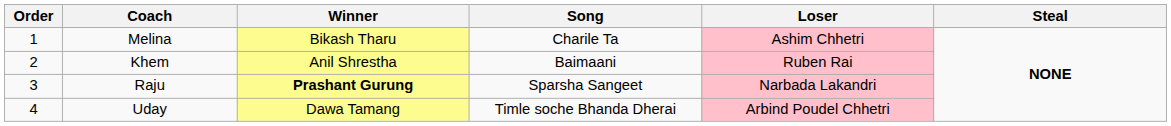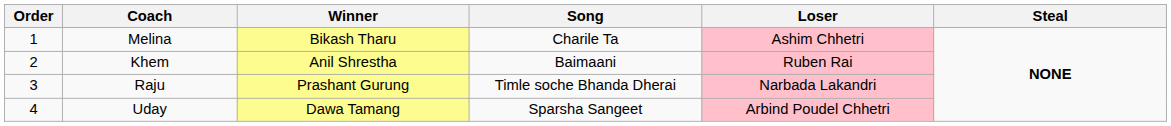(353, 86) bold -> (353, 86) normal
(585, 86) Sparsha Sangeet -> (585, 86) Timle soche Bhanda Dherai
(585, 109) Timle soche Bhanda Dherai -> (585, 109) Sparsha Sangeet
